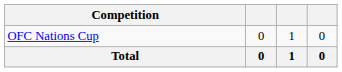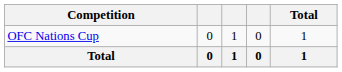+ column: (304, 15)
